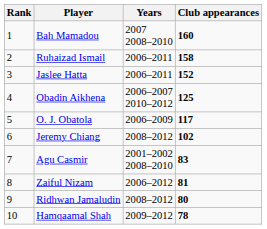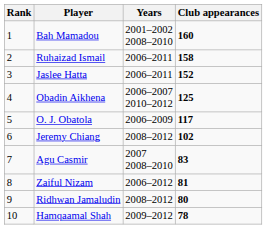(149, 35) 2007 2008–2010 -> (149, 35) 2001–2002 2008–2010
(149, 159) 2001–2002 2008–2010 -> (149, 159) 2007 2008–2010
